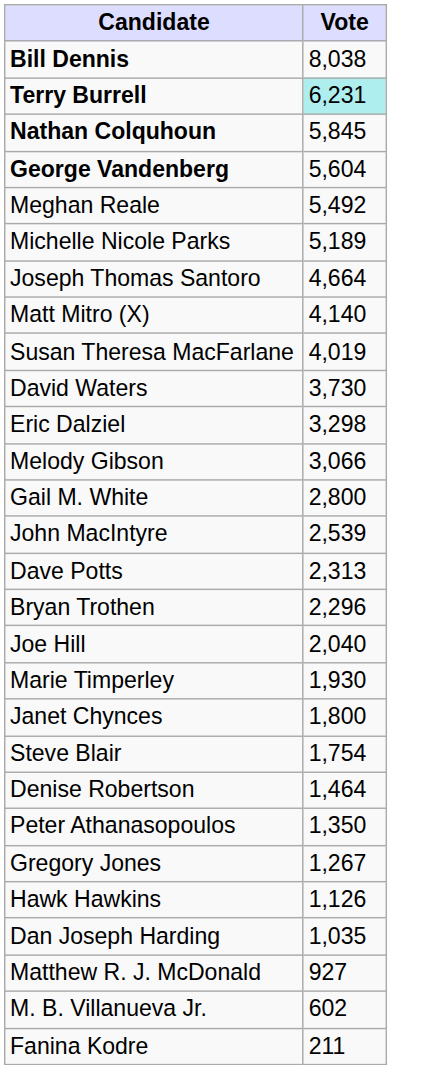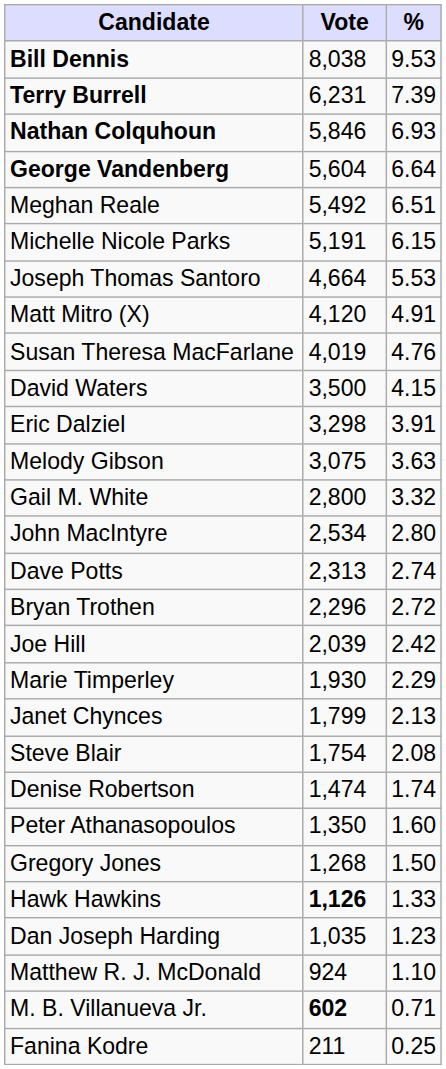+ column: (414, 22)
(337, 95) paleturquoise background -> (337, 95) no background
(337, 132) 5,845 -> (337, 132) 5,846
(337, 242) 5,189 -> (337, 242) 5,191
(337, 315) 4,140 -> (337, 315) 4,120
(337, 388) 3,730 -> (337, 388) 3,500
(337, 461) 3,066 -> (337, 461) 3,075
(337, 534) 2,539 -> (337, 534) 2,534
(337, 643) 2,040 -> (337, 643) 2,039
(337, 717) 1,800 -> (337, 717) 1,799
(337, 790) 1,464 -> (337, 790) 1,474
(337, 863) 1,267 -> (337, 863) 1,268
(337, 899) normal -> (337, 899) bold
(328, 972) 927 -> (328, 972) 924
(328, 1009) normal -> (328, 1009) bold
